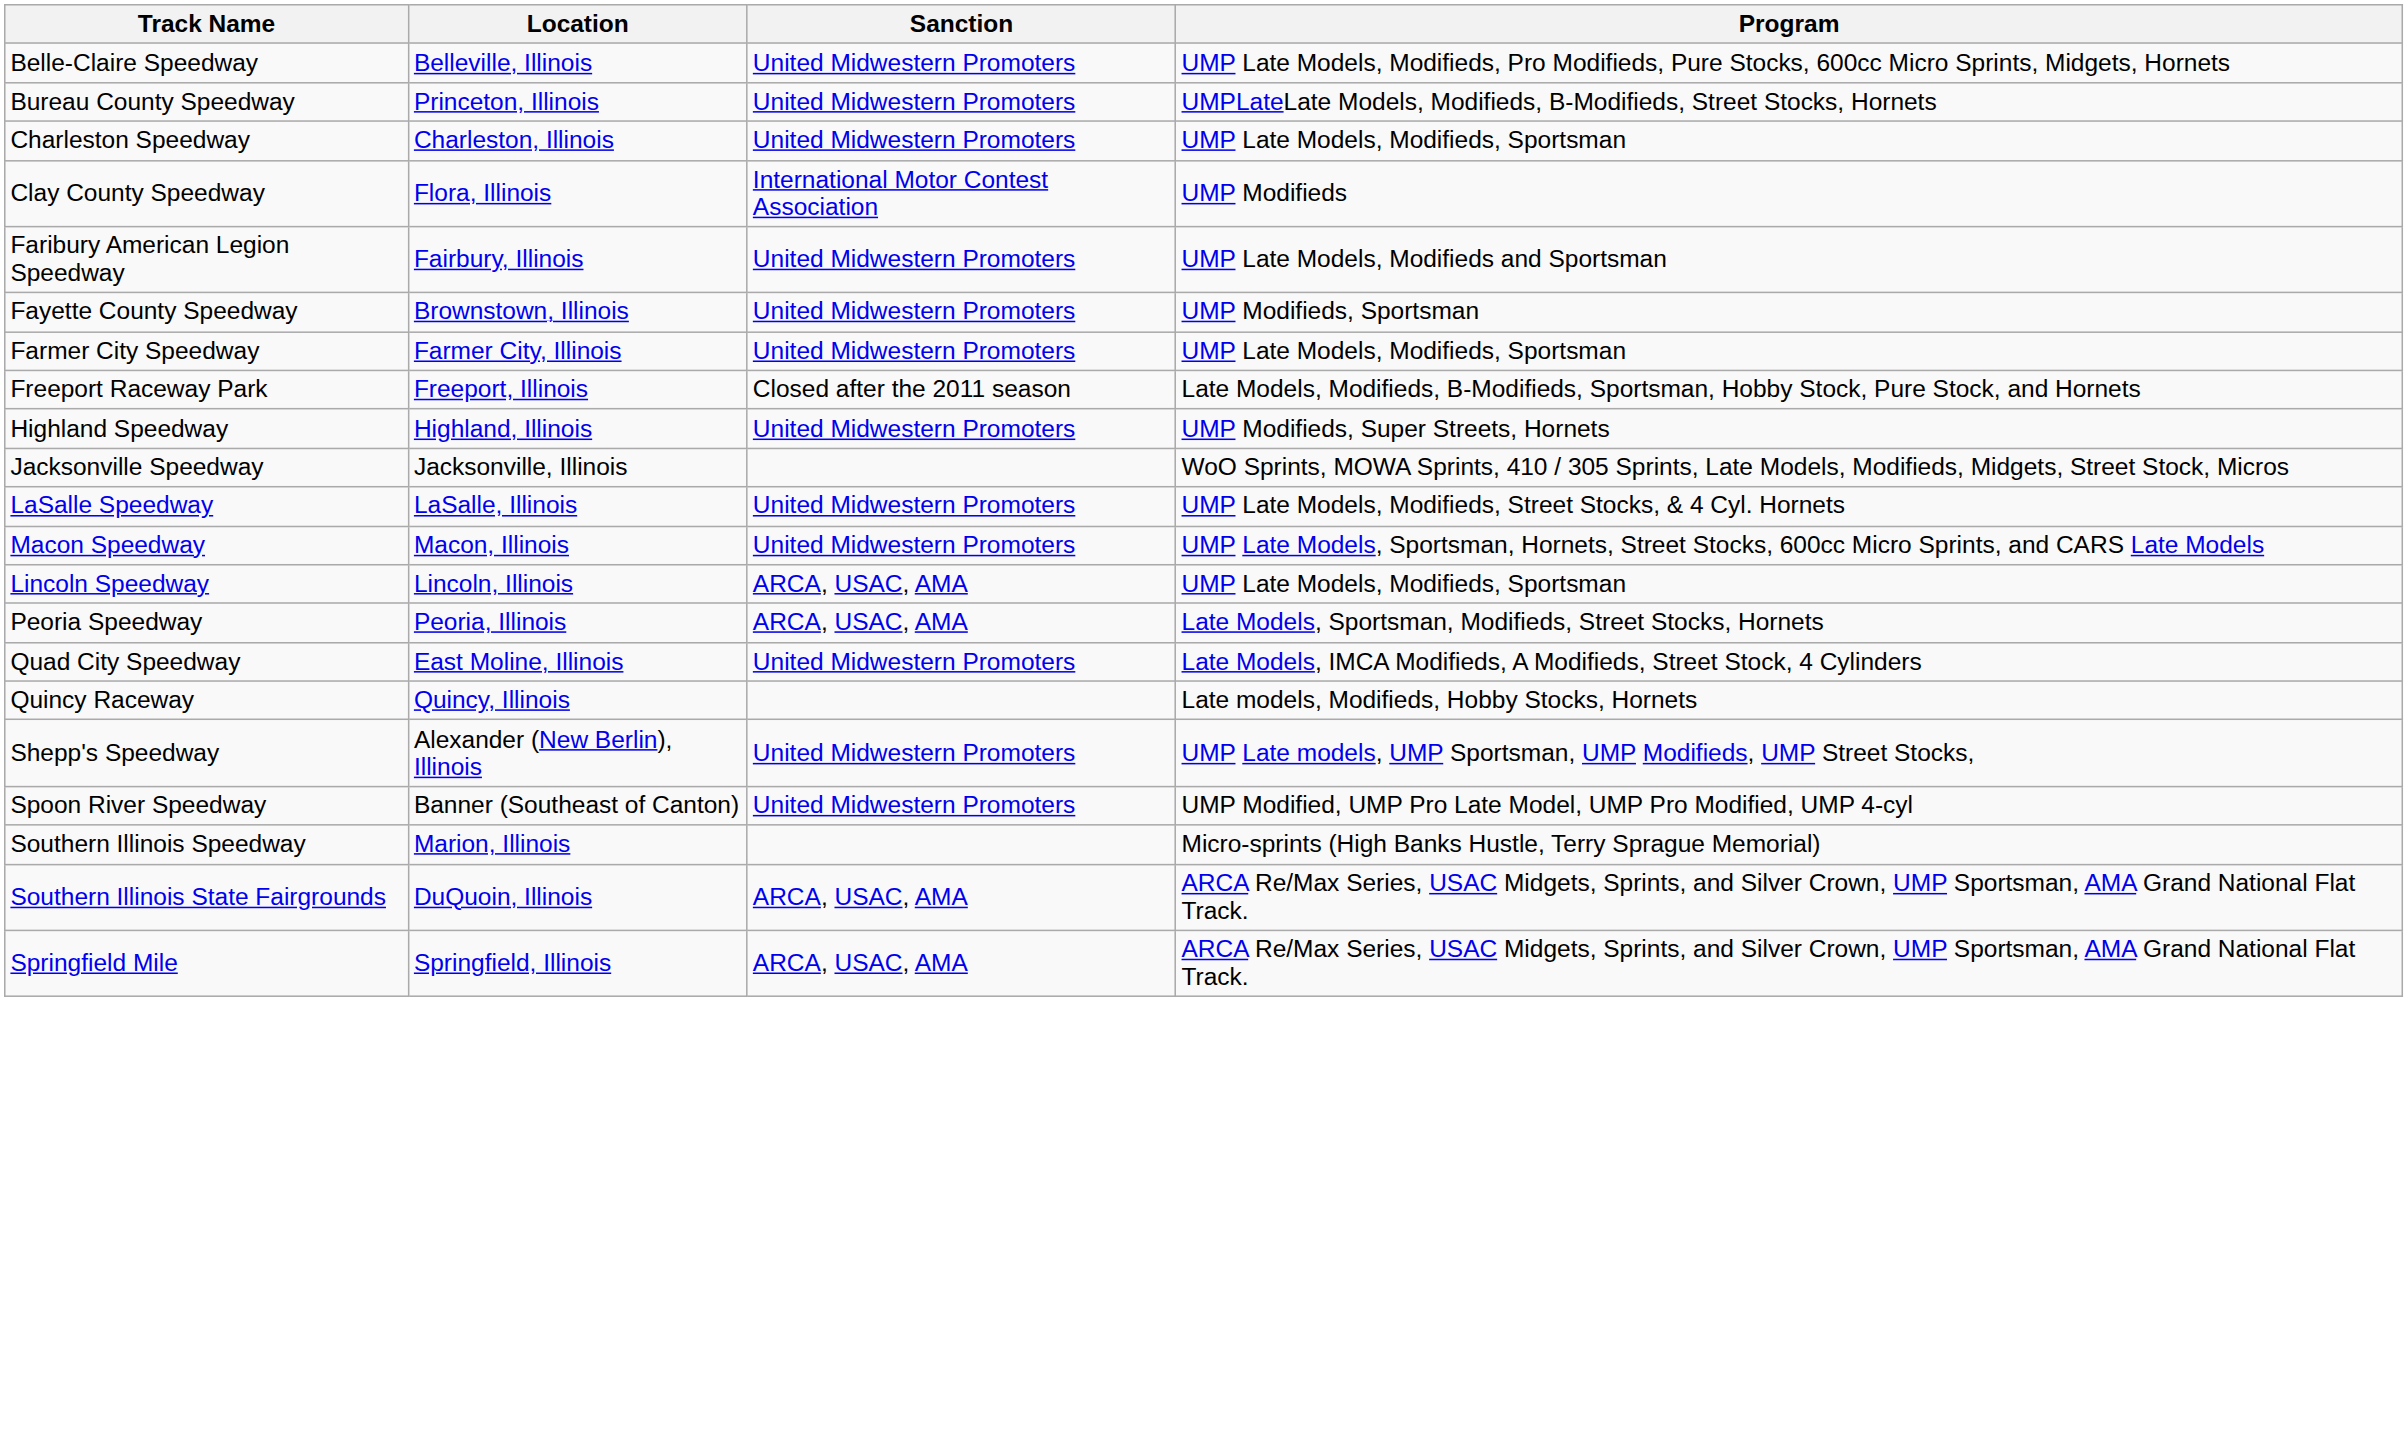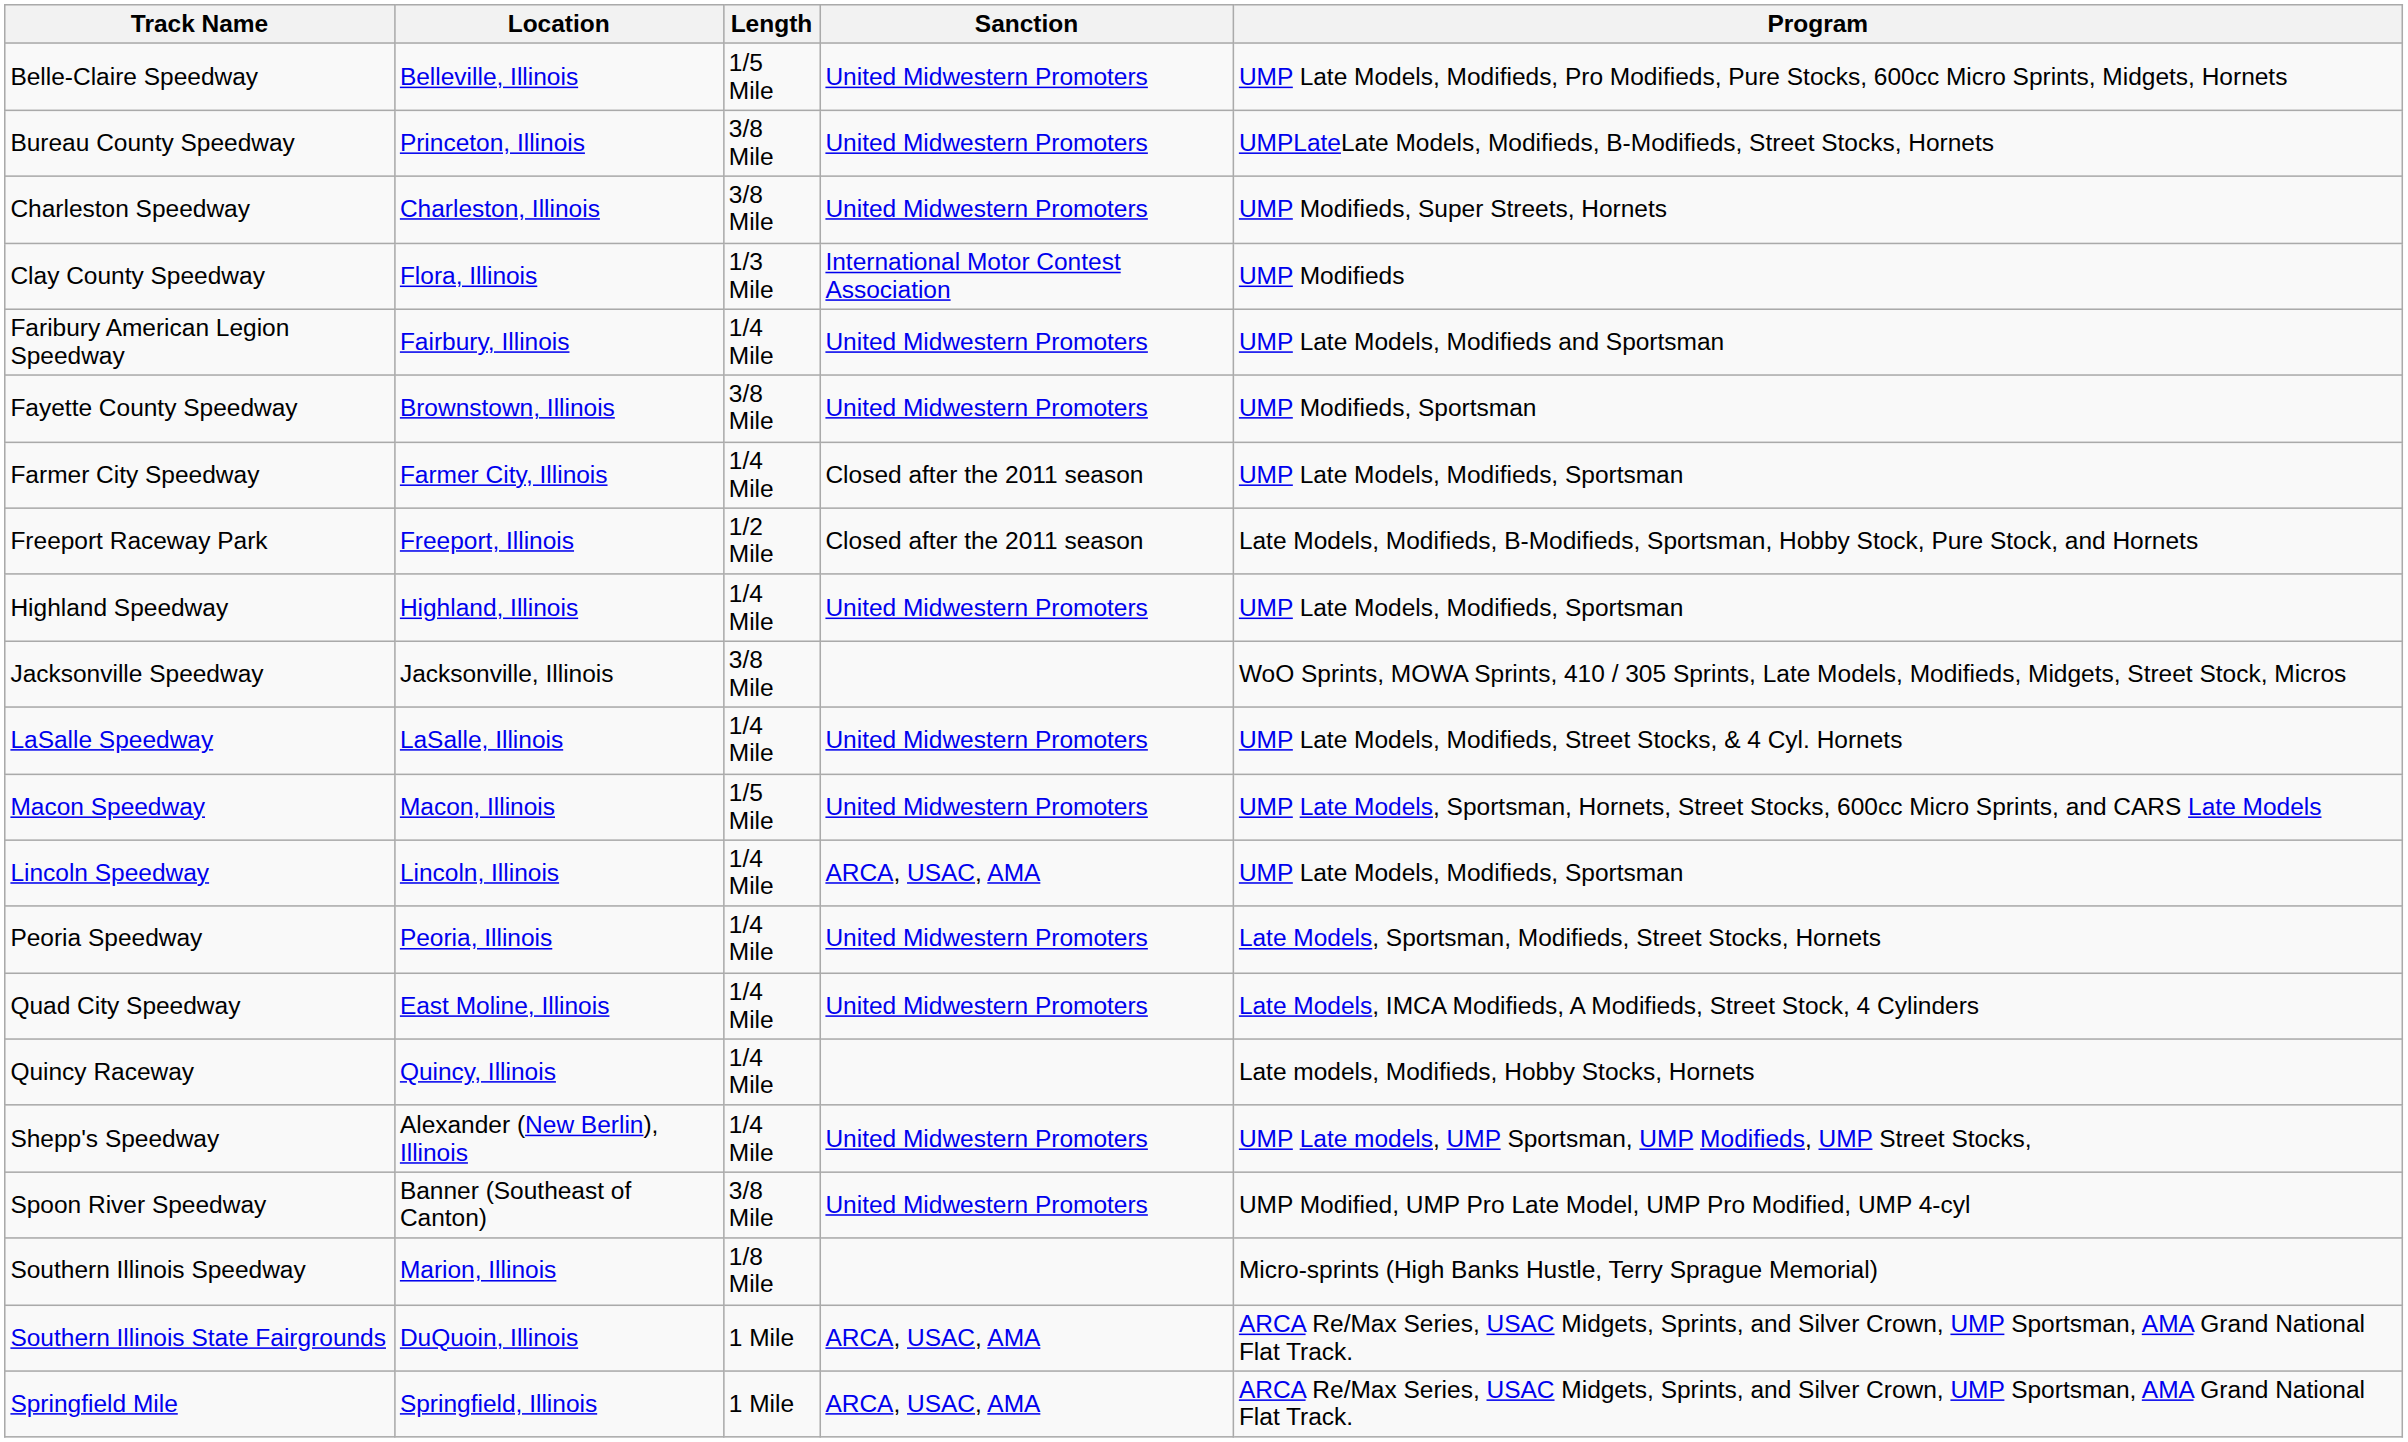+ column: (771, 23)
(1404, 140) UMP Late Models, Modifieds, Sportsman -> (1453, 209) UMP Modifieds, Super Streets, Hornets
(914, 350) United Midwestern Promoters -> (984, 474) Closed after the 2011 season
(1396, 428) UMP Modifieds, Super Streets, Hornets -> (1461, 607) UMP Late Models, Modifieds, Sportsman
(860, 622) ARCA, USAC, AMA -> (987, 939) United Midwestern Promoters
